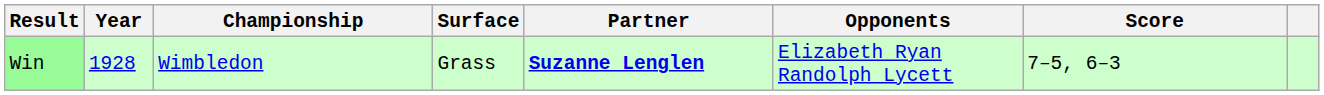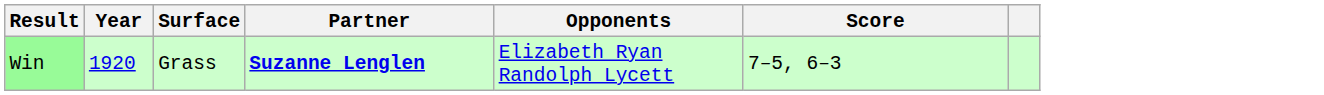- column: (293, 21)
(112, 64) 1928 -> (112, 64) 1920
